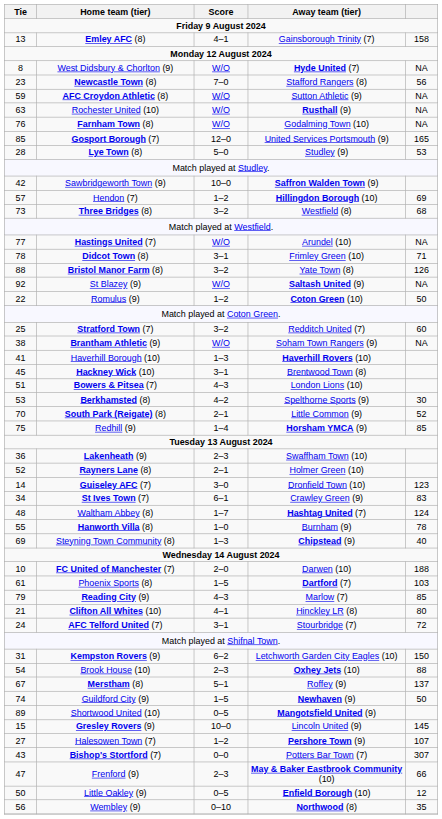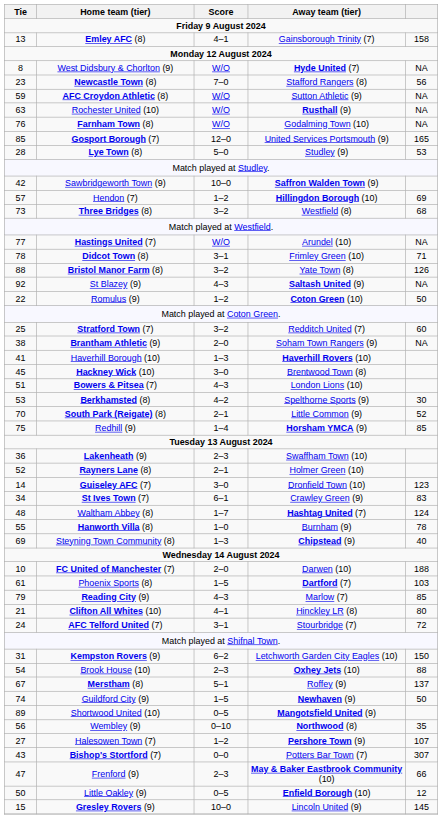(221, 285) W/O -> (221, 285) 4–3
(221, 344) W/O -> (221, 344) 2–0
(221, 372) 3–1 -> (221, 372) 3–0
rows swapped: (115, 727) <-> (115, 807)
